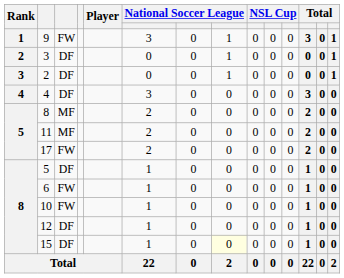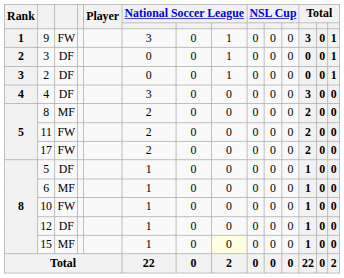(66, 132) MF -> (66, 132) FW
(66, 188) FW -> (66, 188) MF
(66, 244) DF -> (66, 244) MF
